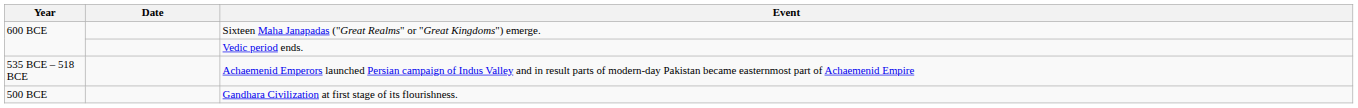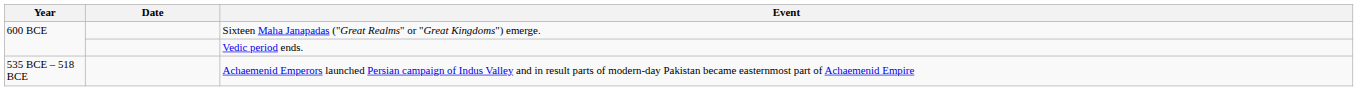- row: (340, 94)
